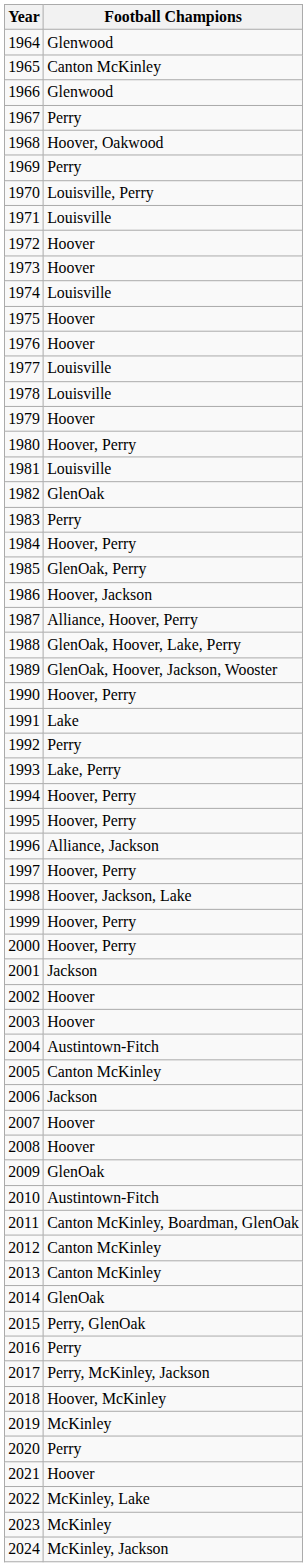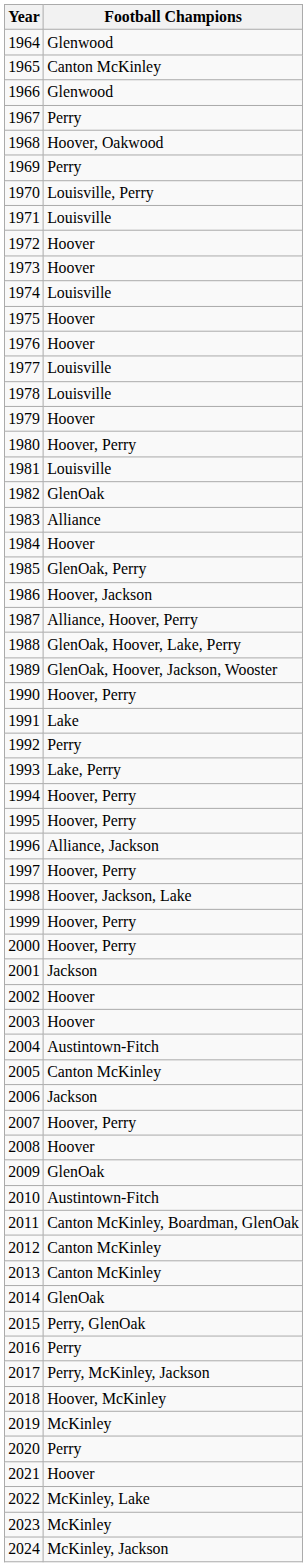(64, 519) Perry -> (74, 519) Alliance
(92, 544) Hoover, Perry -> (71, 544) Hoover
(71, 1122) Hoover -> (92, 1122) Hoover, Perry
